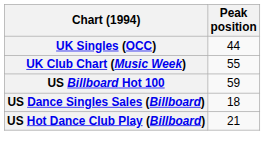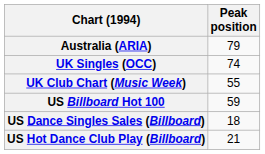+ row: (106, 45)
(234, 45) 44 -> (234, 64) 74
